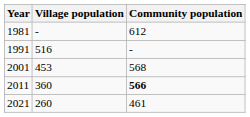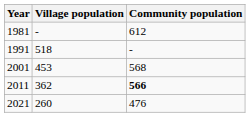(43, 49) 516 -> (43, 49) 518
(43, 85) 360 -> (43, 85) 362
(138, 103) 461 -> (138, 103) 476
